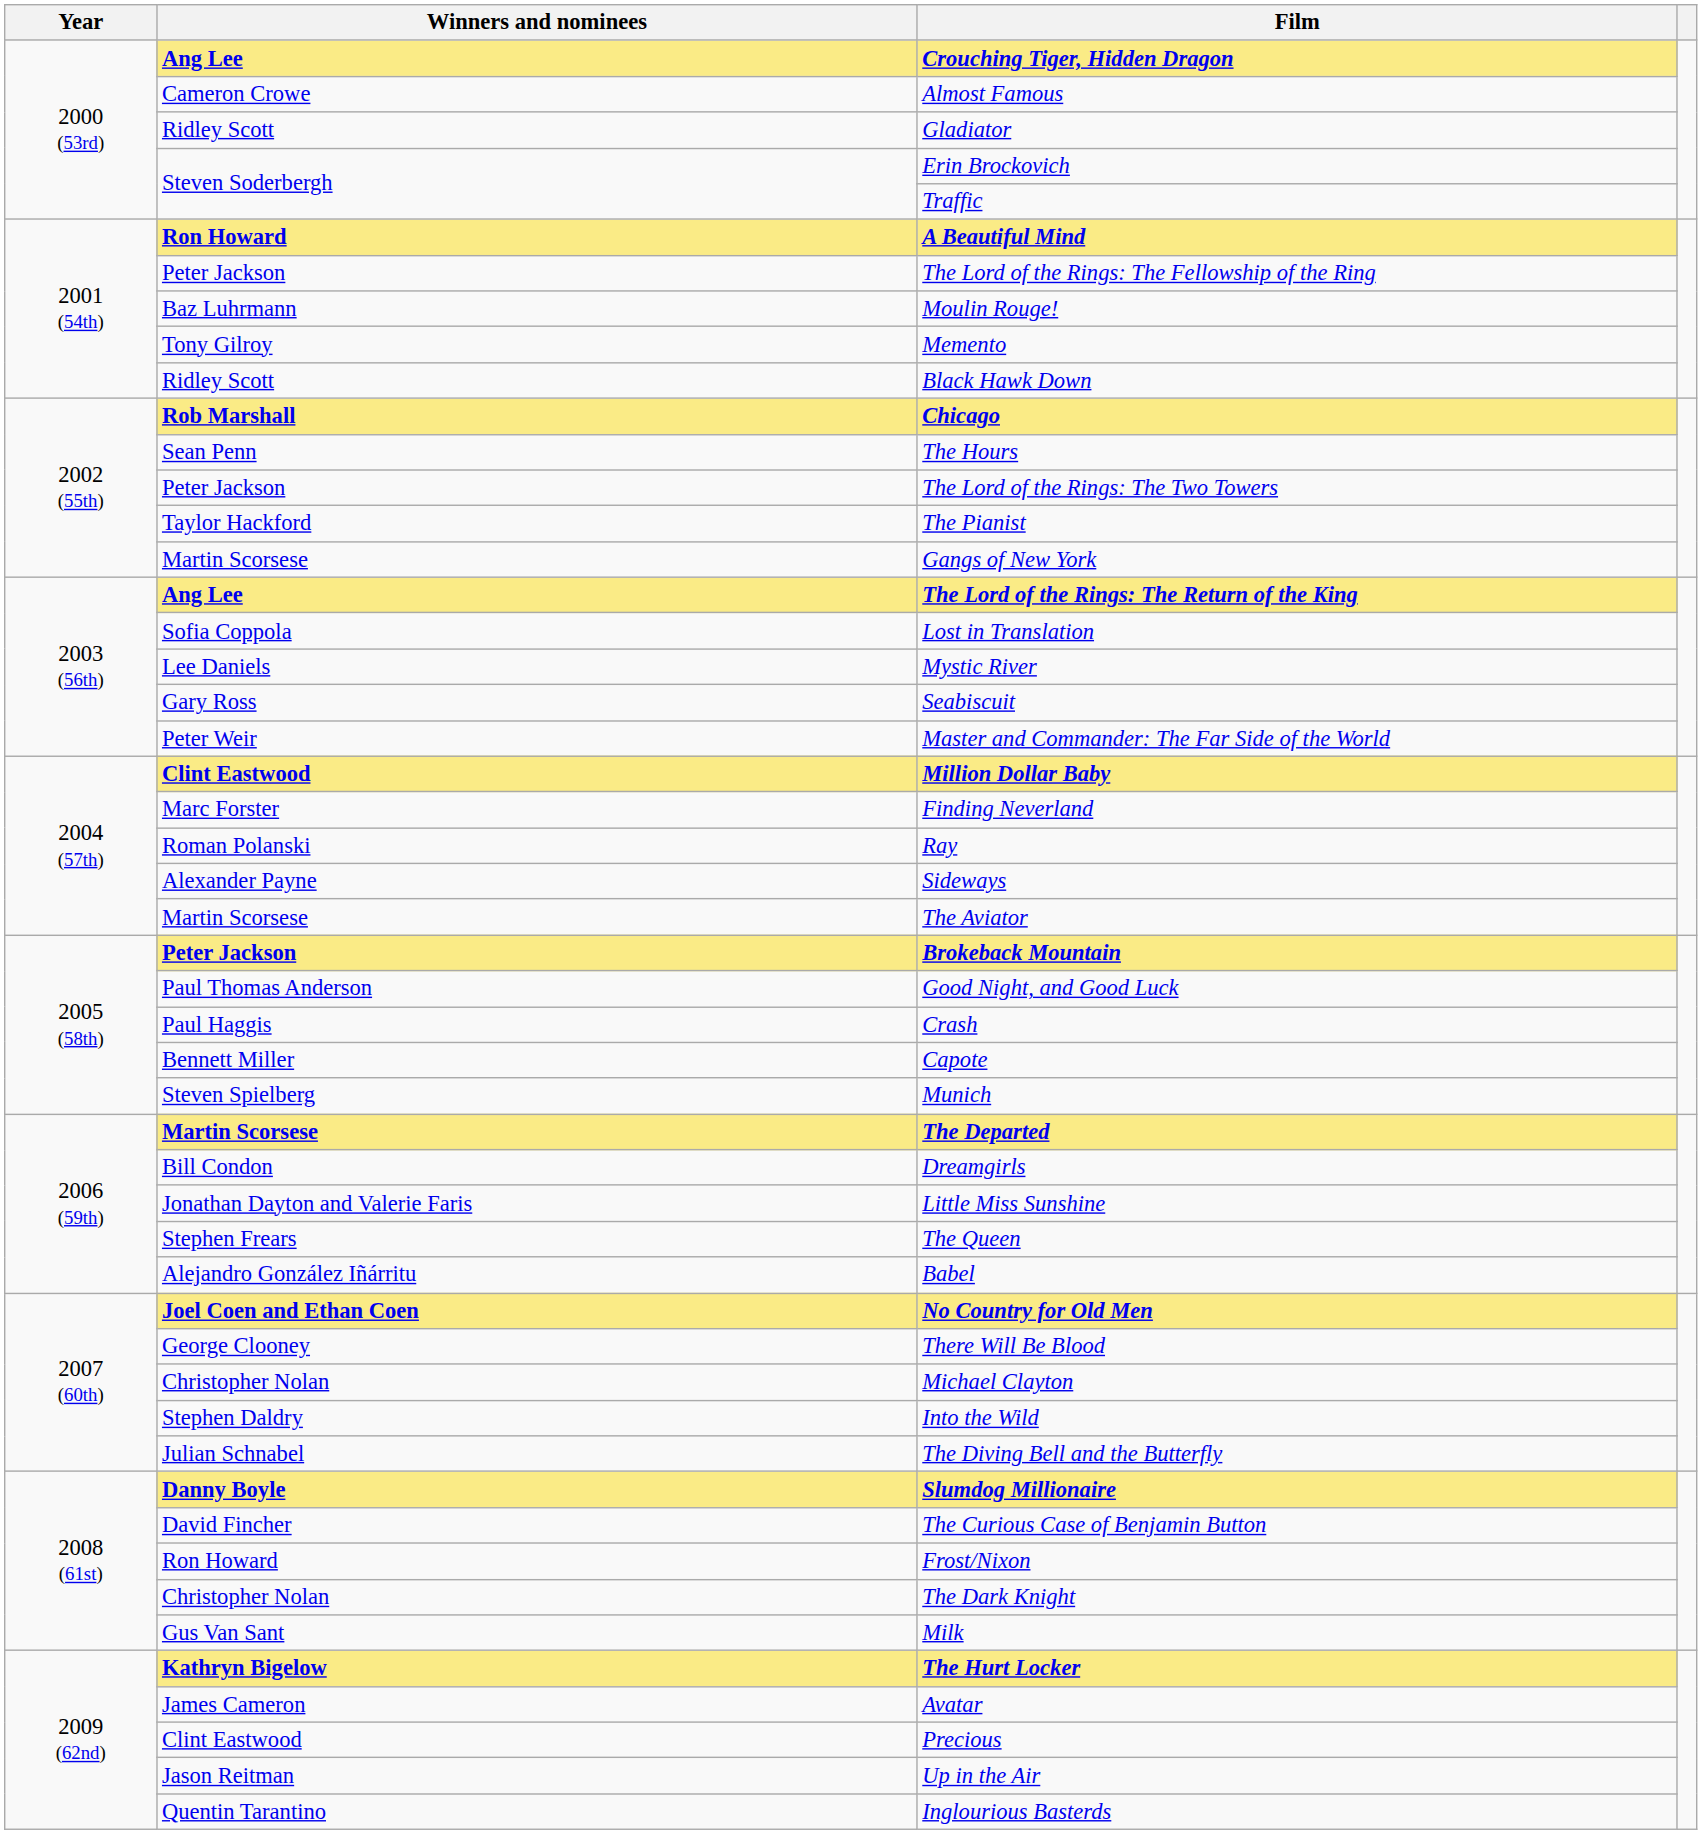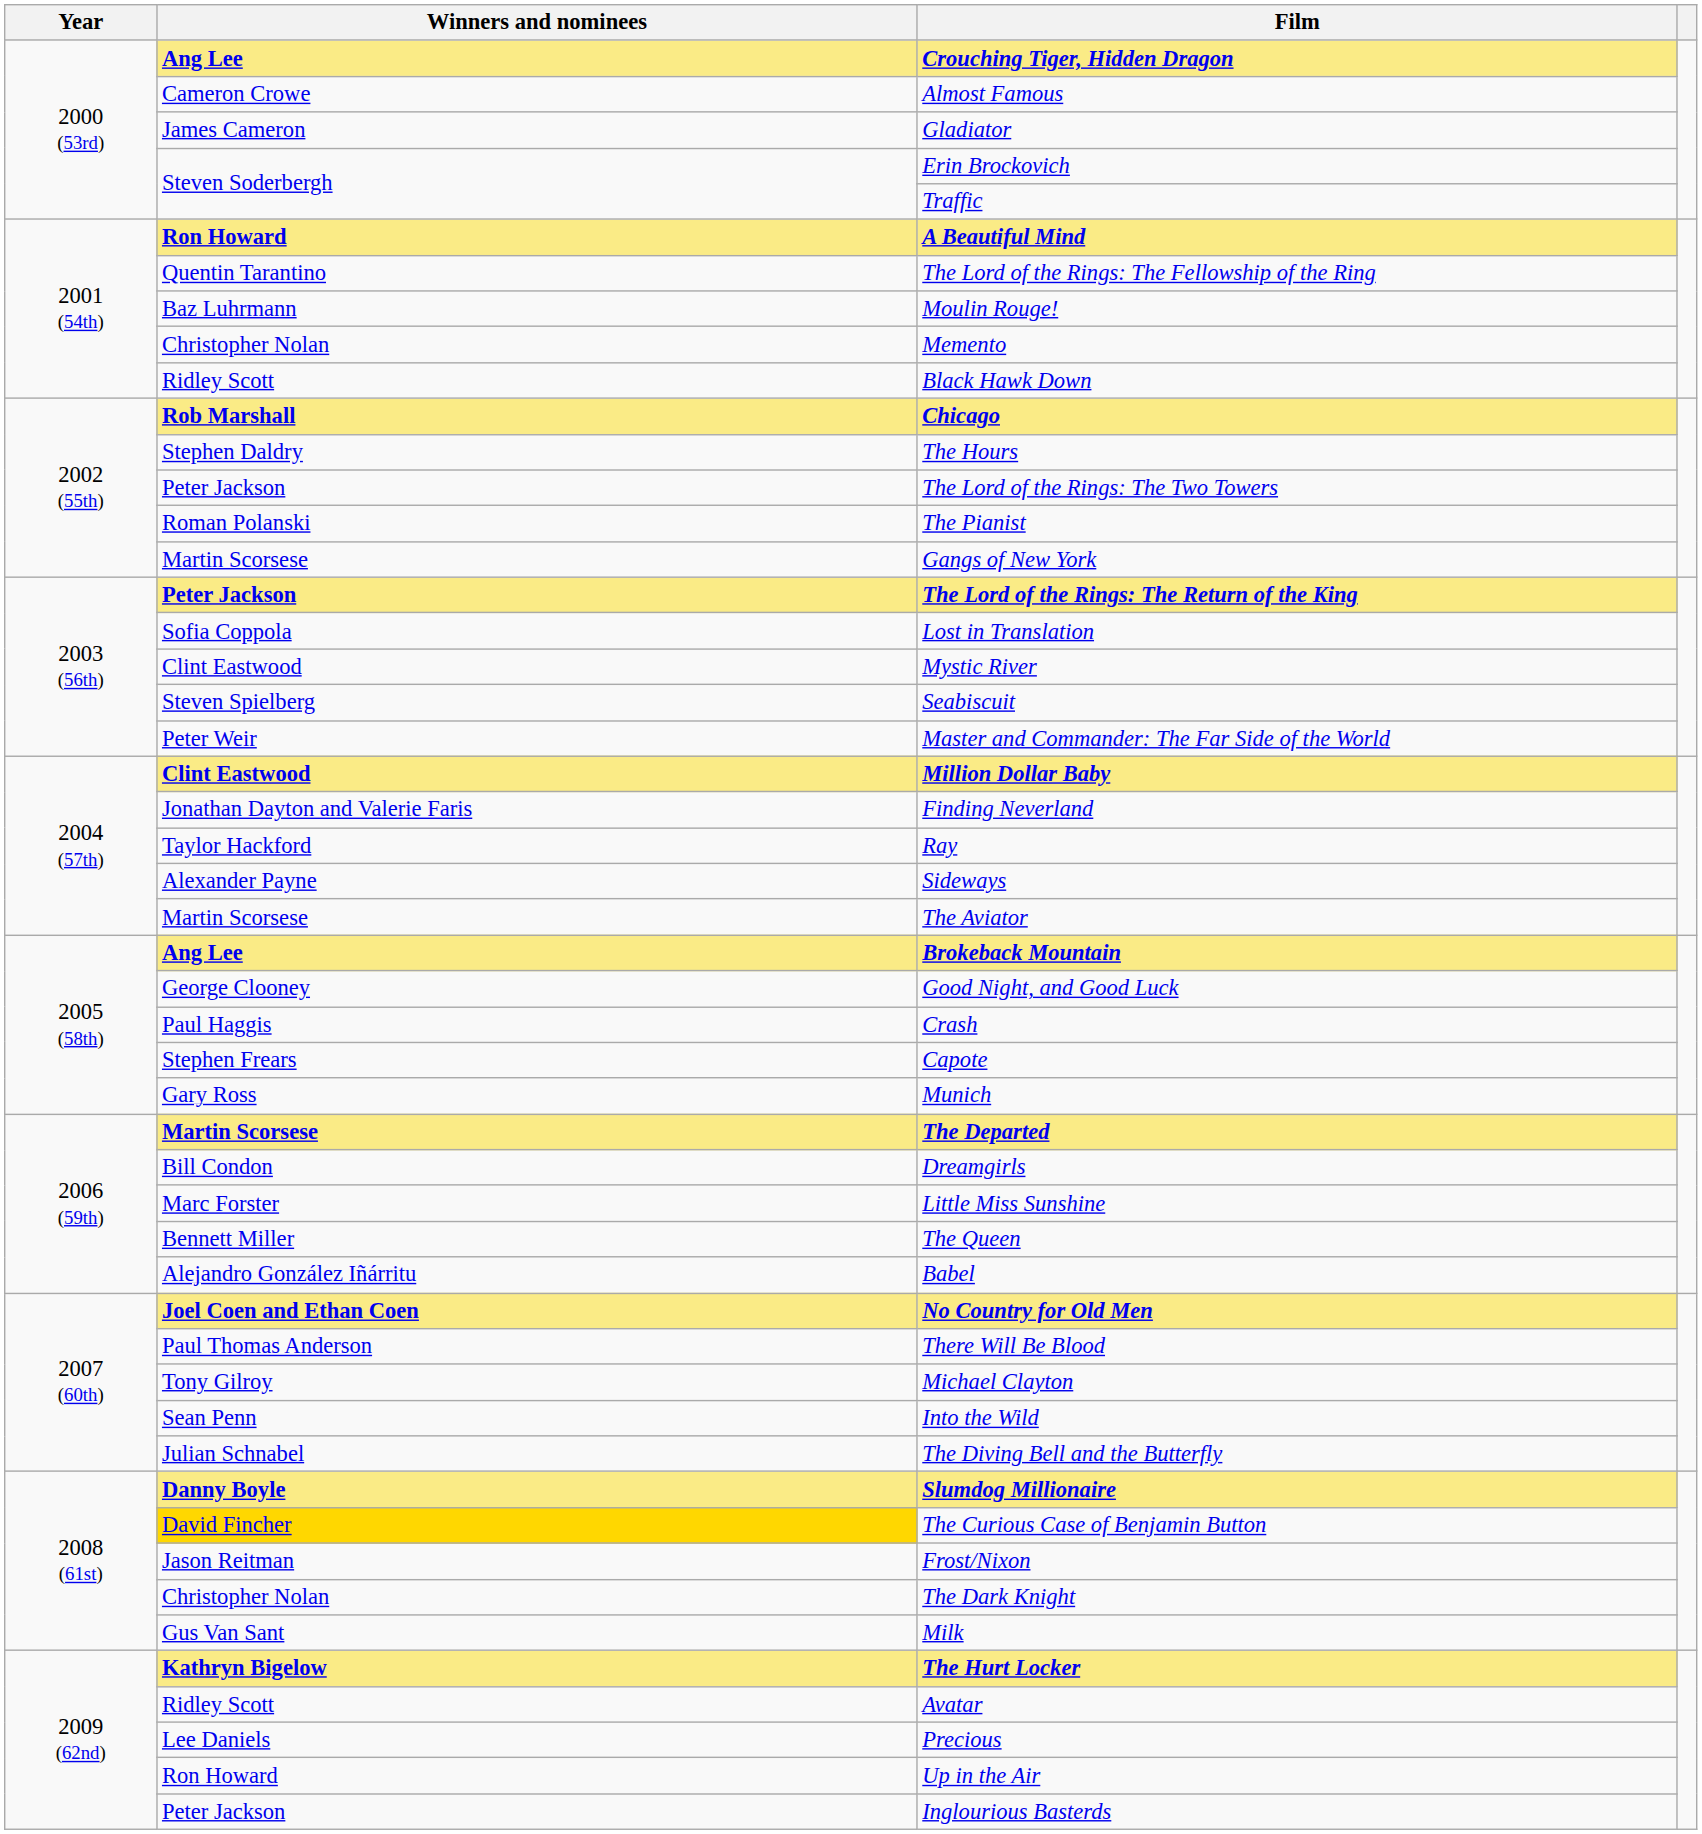(218, 129) Ridley Scott -> (234, 129) James Cameron
(224, 272) Peter Jackson -> (244, 272) Quentin Tarantino
(217, 344) Tony Gilroy -> (246, 344) Christopher Nolan
(209, 451) Sean Penn -> (232, 451) Stephen Daldry
(237, 523) Taylor Hackford -> (236, 523) Roman Polanski
(202, 594) Ang Lee -> (229, 594) Peter Jackson
(216, 666) Lee Daniels -> (232, 666) Clint Eastwood
(209, 702) Gary Ross -> (238, 702) Steven Spielberg
(221, 809) Marc Forster -> (317, 809) Jonathan Dayton and Valerie Faris
(236, 845) Roman Polanski -> (237, 845) Taylor Hackford
(229, 952) Peter Jackson -> (202, 952) Ang Lee
(267, 988) Paul Thomas Anderson -> (236, 988) George Clooney
(228, 1059) Bennett Miller -> (229, 1059) Stephen Frears
(238, 1095) Steven Spielberg -> (209, 1095) Gary Ross
(317, 1203) Jonathan Dayton and Valerie Faris -> (221, 1203) Marc Forster
(229, 1238) Stephen Frears -> (228, 1238) Bennett Miller
(236, 1346) George Clooney -> (267, 1346) Paul Thomas Anderson
(246, 1381) Christopher Nolan -> (217, 1381) Tony Gilroy
(232, 1417) Stephen Daldry -> (209, 1417) Sean Penn
(227, 1525) no background -> (227, 1525) gold background
(220, 1560) Ron Howard -> (228, 1560) Jason Reitman
(234, 1703) James Cameron -> (218, 1703) Ridley Scott
(232, 1739) Clint Eastwood -> (216, 1739) Lee Daniels
(228, 1775) Jason Reitman -> (220, 1775) Ron Howard
(244, 1811) Quentin Tarantino -> (224, 1811) Peter Jackson
